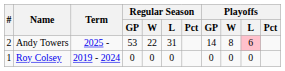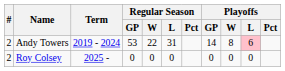(97, 43) 2025 - -> (97, 43) 2019 - 2024
(9, 58) 1 -> (9, 58) 2
(97, 58) 2019 - 2024 -> (97, 58) 2025 -
